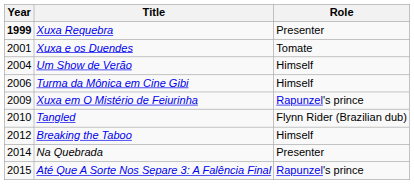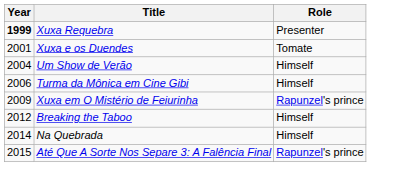- row: (56, 118)
(300, 153) Presenter -> (295, 135) Himself
